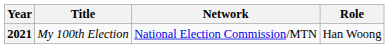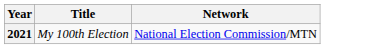- column: (352, 14)
